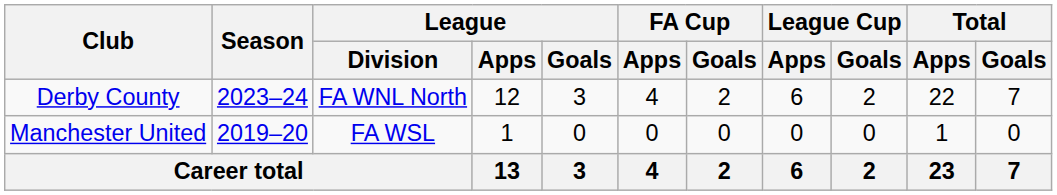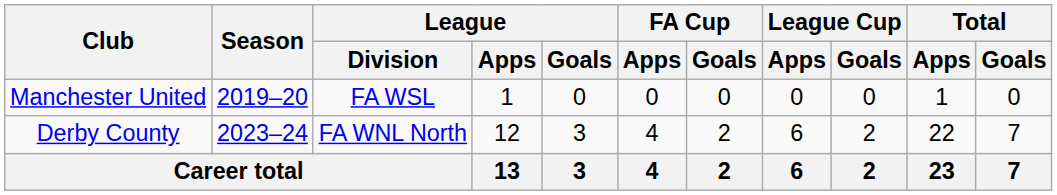rows swapped: (108, 134) <-> (108, 97)
